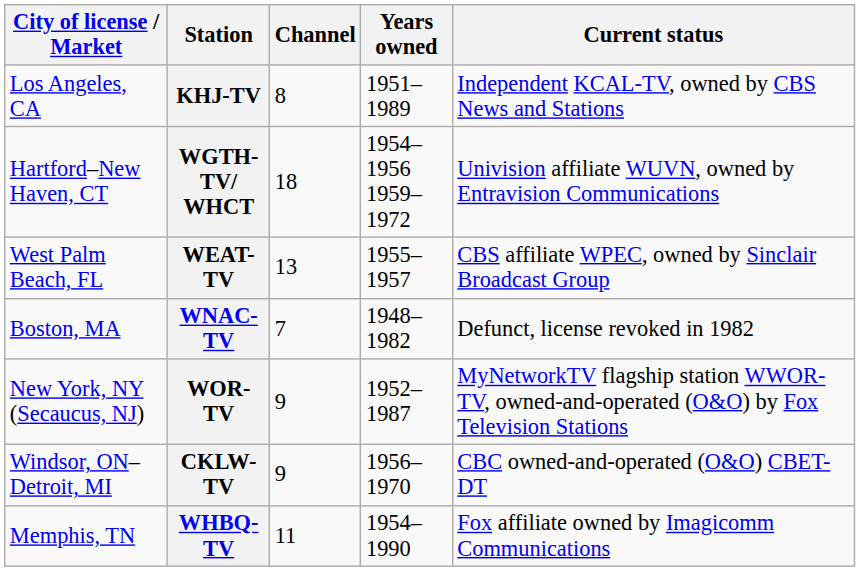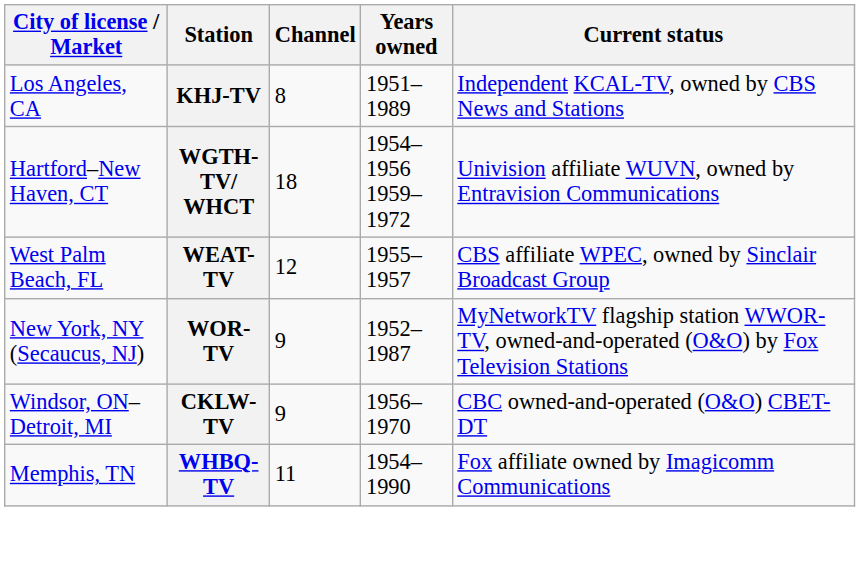(286, 267) 13 -> (286, 267) 12
- row: (219, 328)
